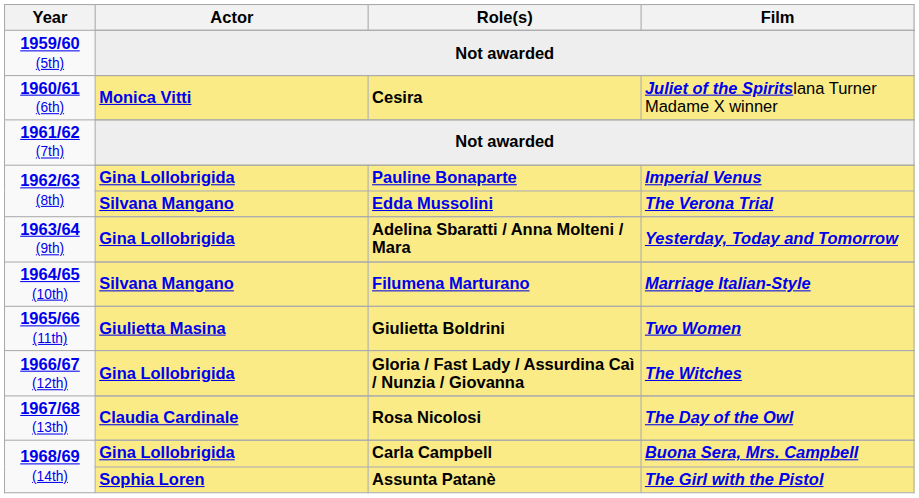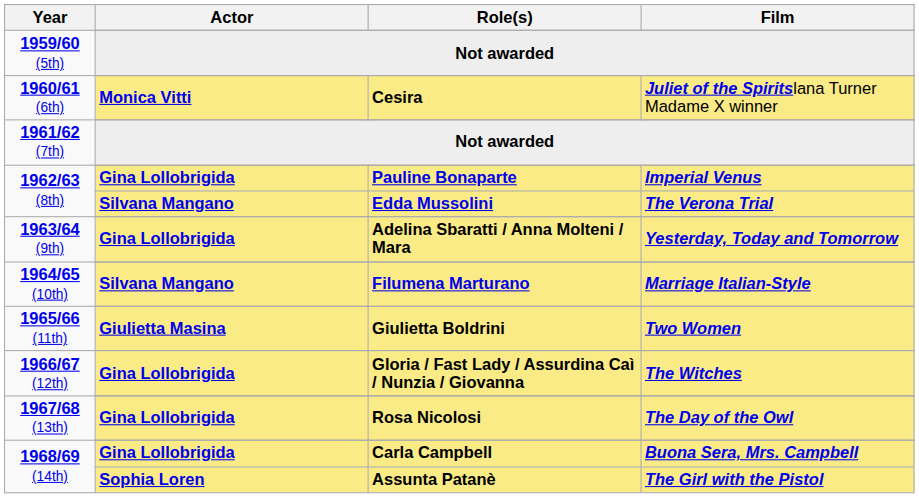(169, 417) Claudia Cardinale -> (167, 417) Gina Lollobrigida
